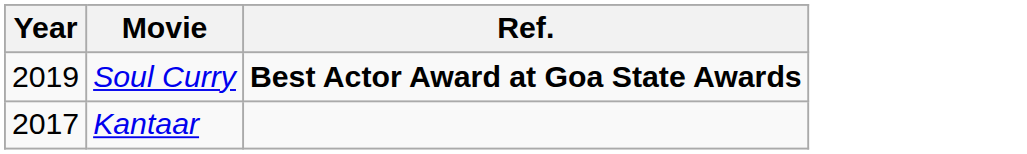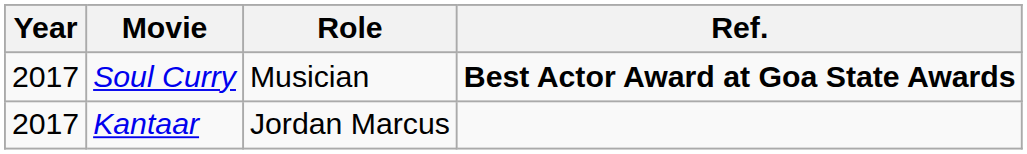+ column: (350, 28)
(46, 76) 2019 -> (46, 76) 2017
